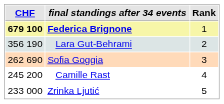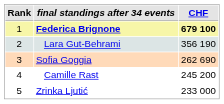columns swapped: (204, 13) <-> (25, 13)
